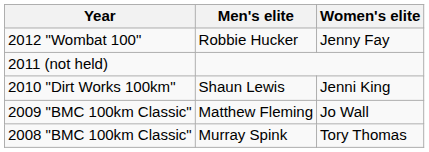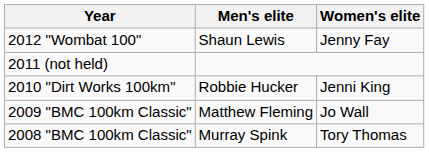(248, 40) Robbie Hucker -> (242, 40) Shaun Lewis
(242, 87) Shaun Lewis -> (248, 87) Robbie Hucker
